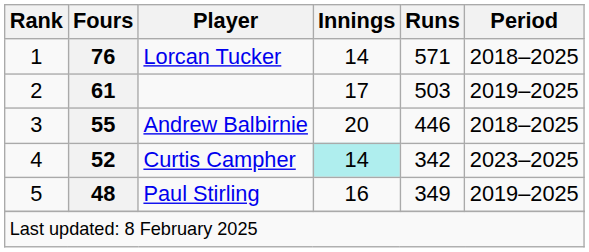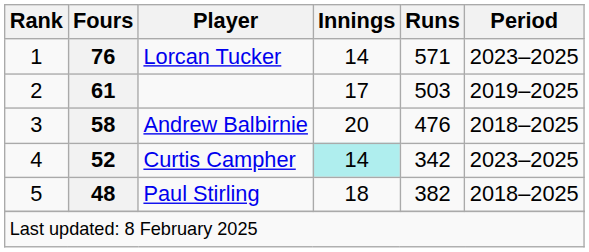(524, 56) 2018–2025 -> (524, 56) 2023–2025
(103, 125) 55 -> (103, 125) 58
(433, 125) 446 -> (433, 125) 476
(357, 194) 16 -> (357, 194) 18
(433, 194) 349 -> (433, 194) 382
(524, 194) 2019–2025 -> (524, 194) 2018–2025
